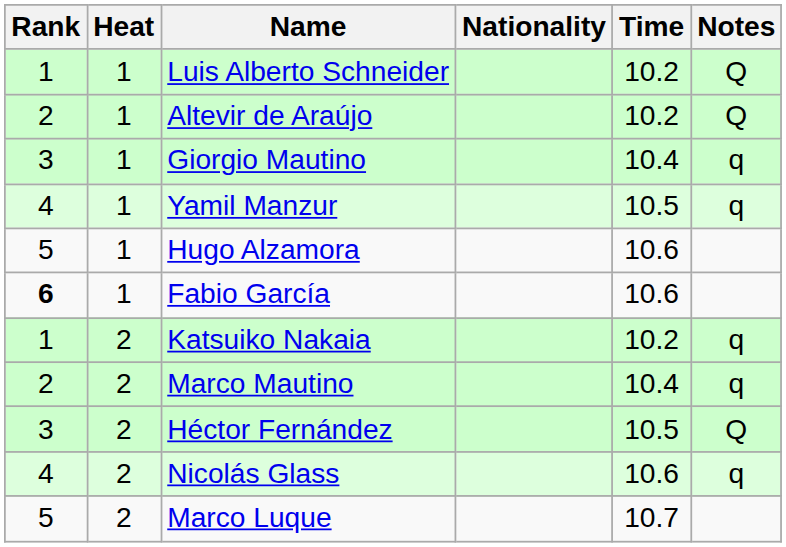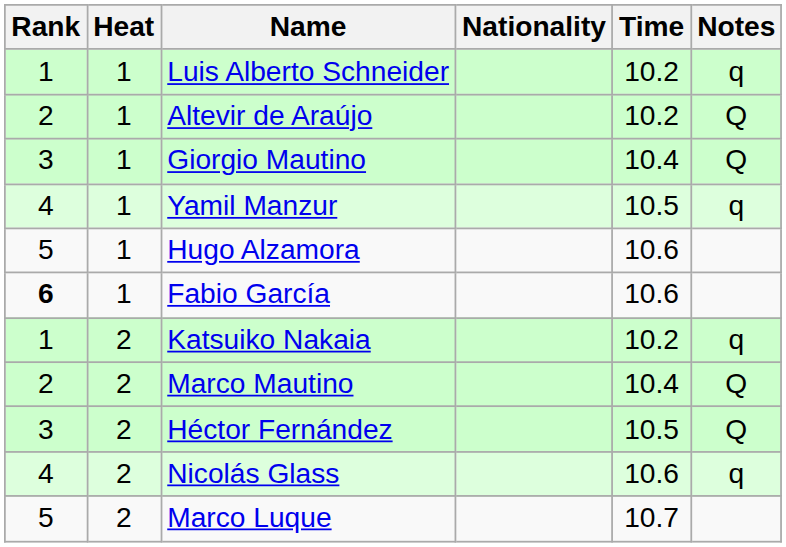(736, 71) Q -> (736, 71) q
(736, 160) q -> (736, 160) Q
(736, 384) q -> (736, 384) Q
